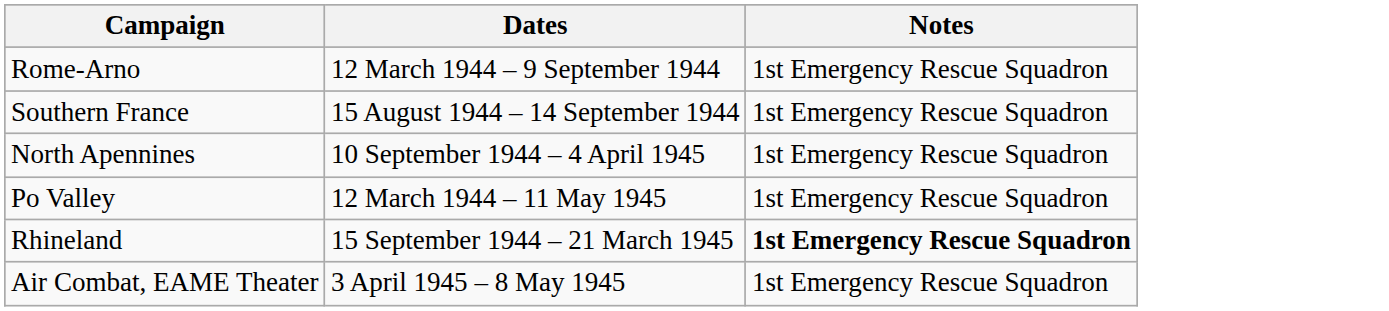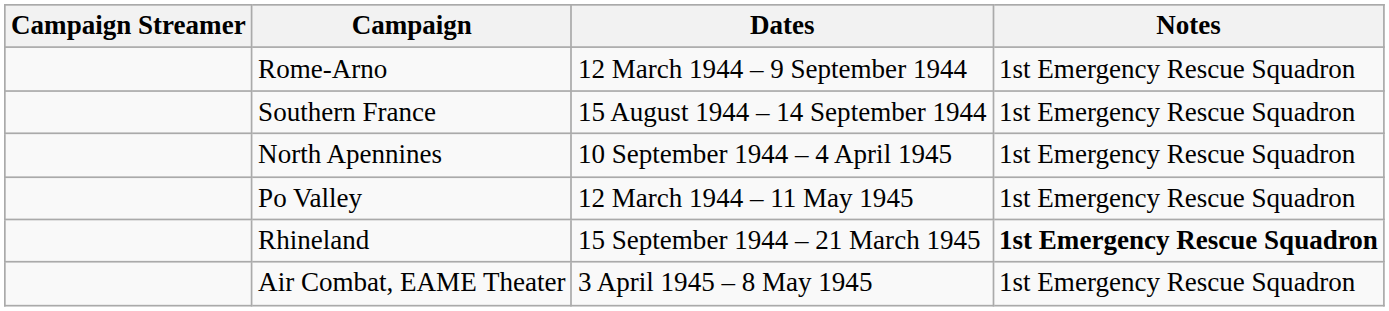+ column: (128, 25)
